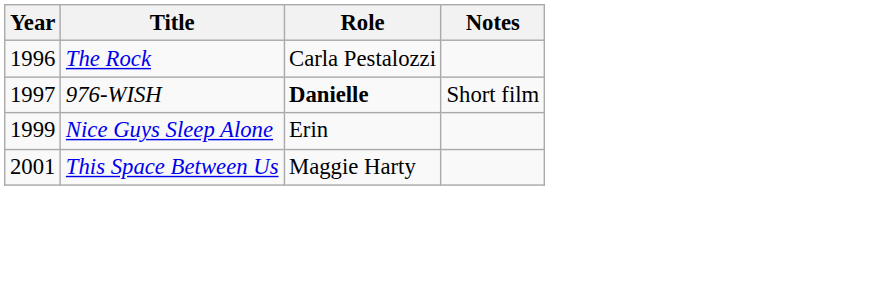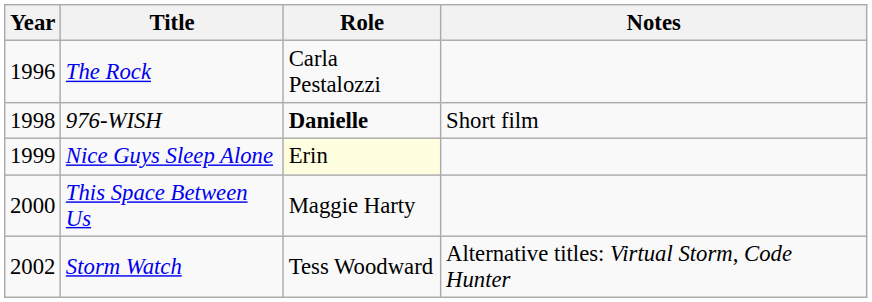(33, 94) 1997 -> (33, 120) 1998
(309, 130) no background -> (308, 156) lightyellow background
(33, 166) 2001 -> (33, 204) 2000
+ row: (124, 266)
